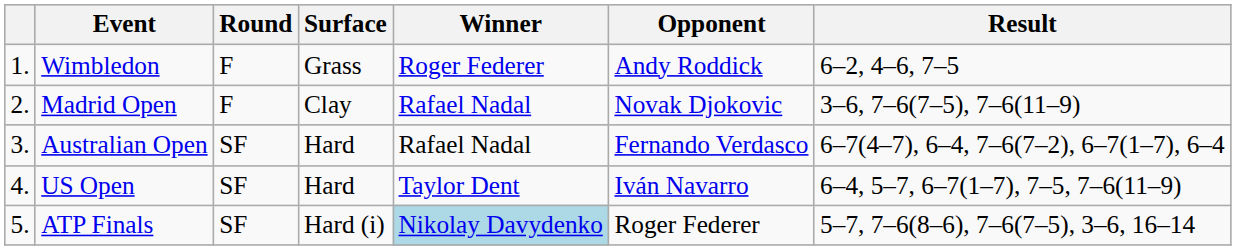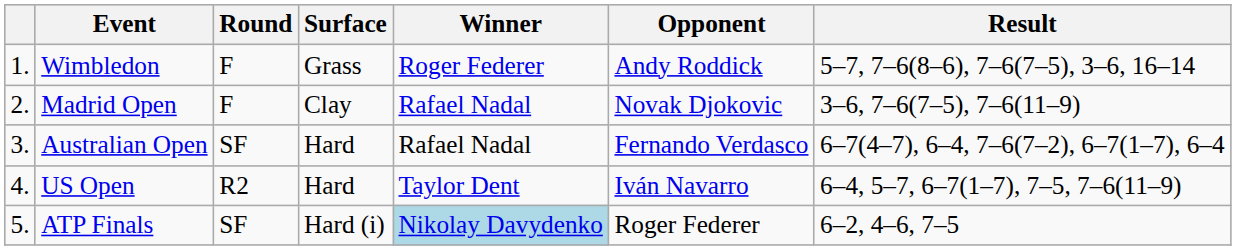(890, 64) 6–2, 4–6, 7–5 -> (1008, 64) 5–7, 7–6(8–6), 7–6(7–5), 3–6, 16–14
(233, 184) SF -> (234, 184) R2
(1008, 225) 5–7, 7–6(8–6), 7–6(7–5), 3–6, 16–14 -> (890, 225) 6–2, 4–6, 7–5
